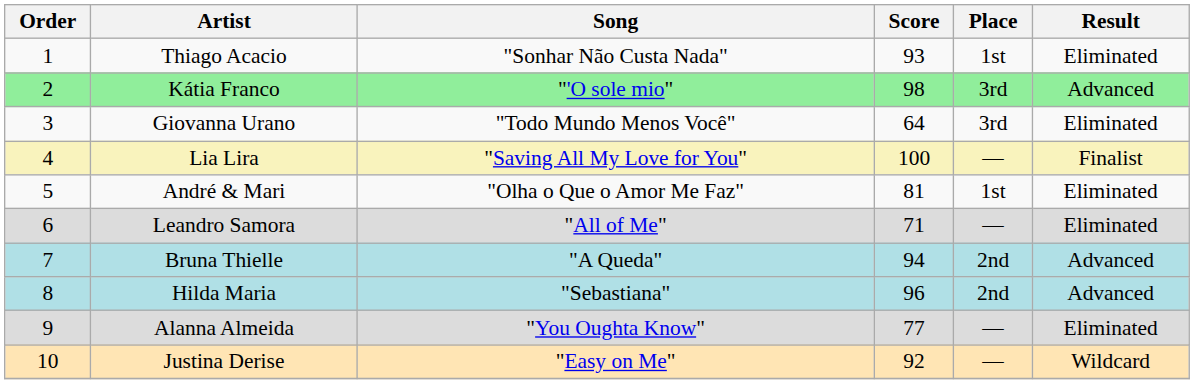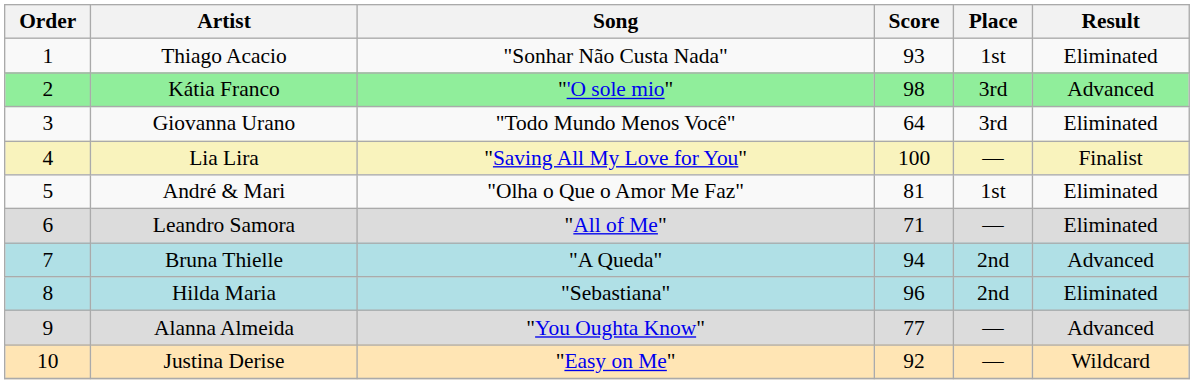(1111, 293) Advanced -> (1111, 293) Eliminated
(1111, 327) Eliminated -> (1111, 327) Advanced
